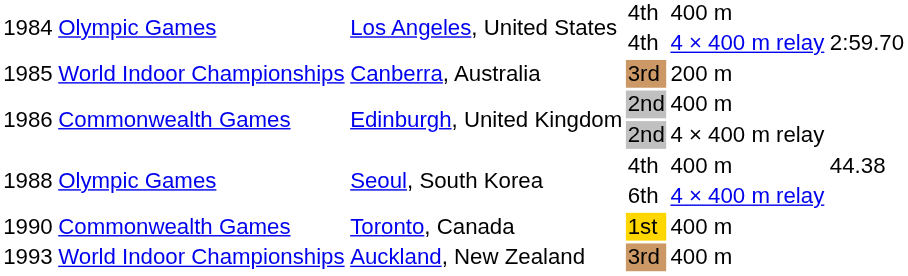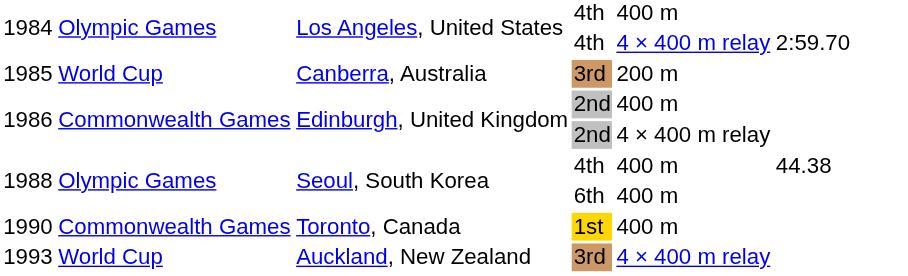(201, 73) World Indoor Championships -> (111, 73) World Cup
(747, 195) 4 × 400 m relay -> (647, 195) 400 m
(201, 257) World Indoor Championships -> (111, 257) World Cup
(701, 257) 400 m -> (693, 257) 4 × 400 m relay
